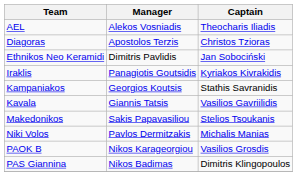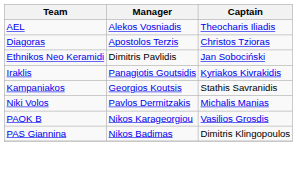- row: (21, 103)
- row: (35, 118)
